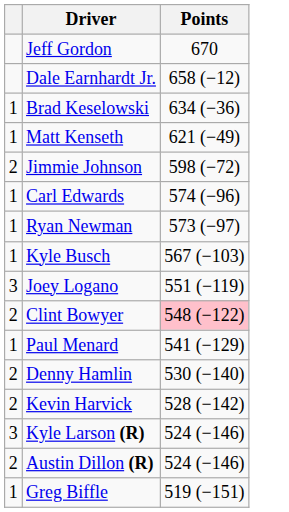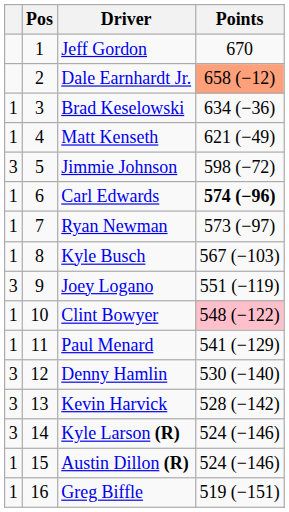+ column: (39, 19)
(204, 78) no background -> (240, 78) lightsalmon background
(13, 167) 2 -> (13, 167) 3
(204, 196) normal -> (240, 196) bold
(13, 315) 2 -> (13, 315) 1
(13, 374) 2 -> (13, 374) 3
(13, 403) 2 -> (13, 403) 3
(13, 463) 2 -> (13, 463) 1
